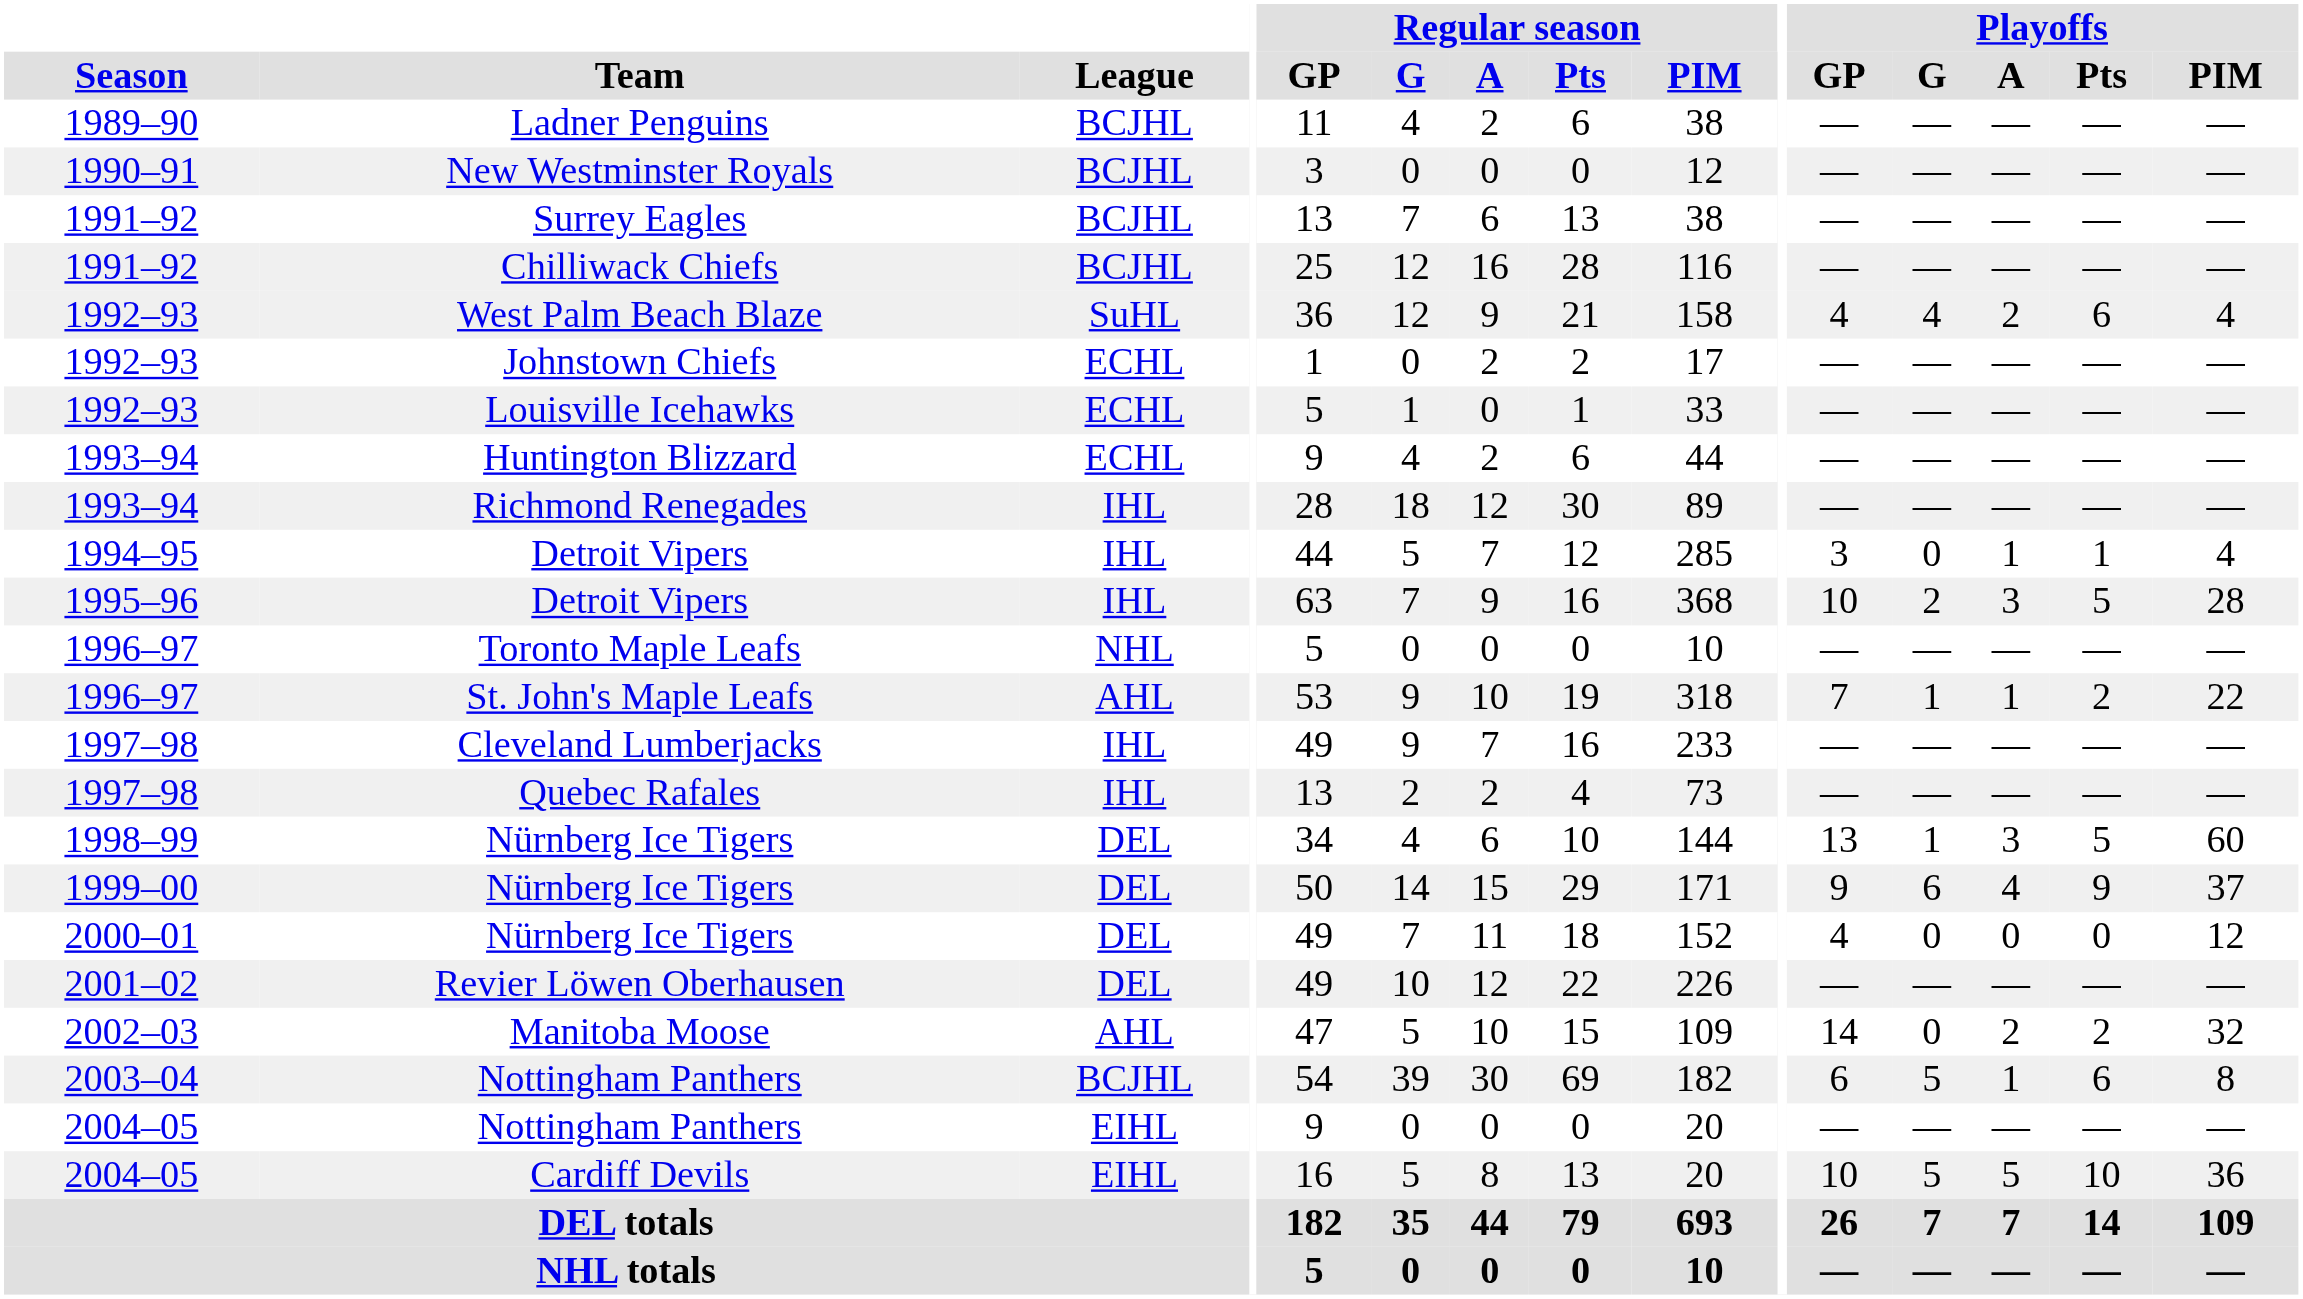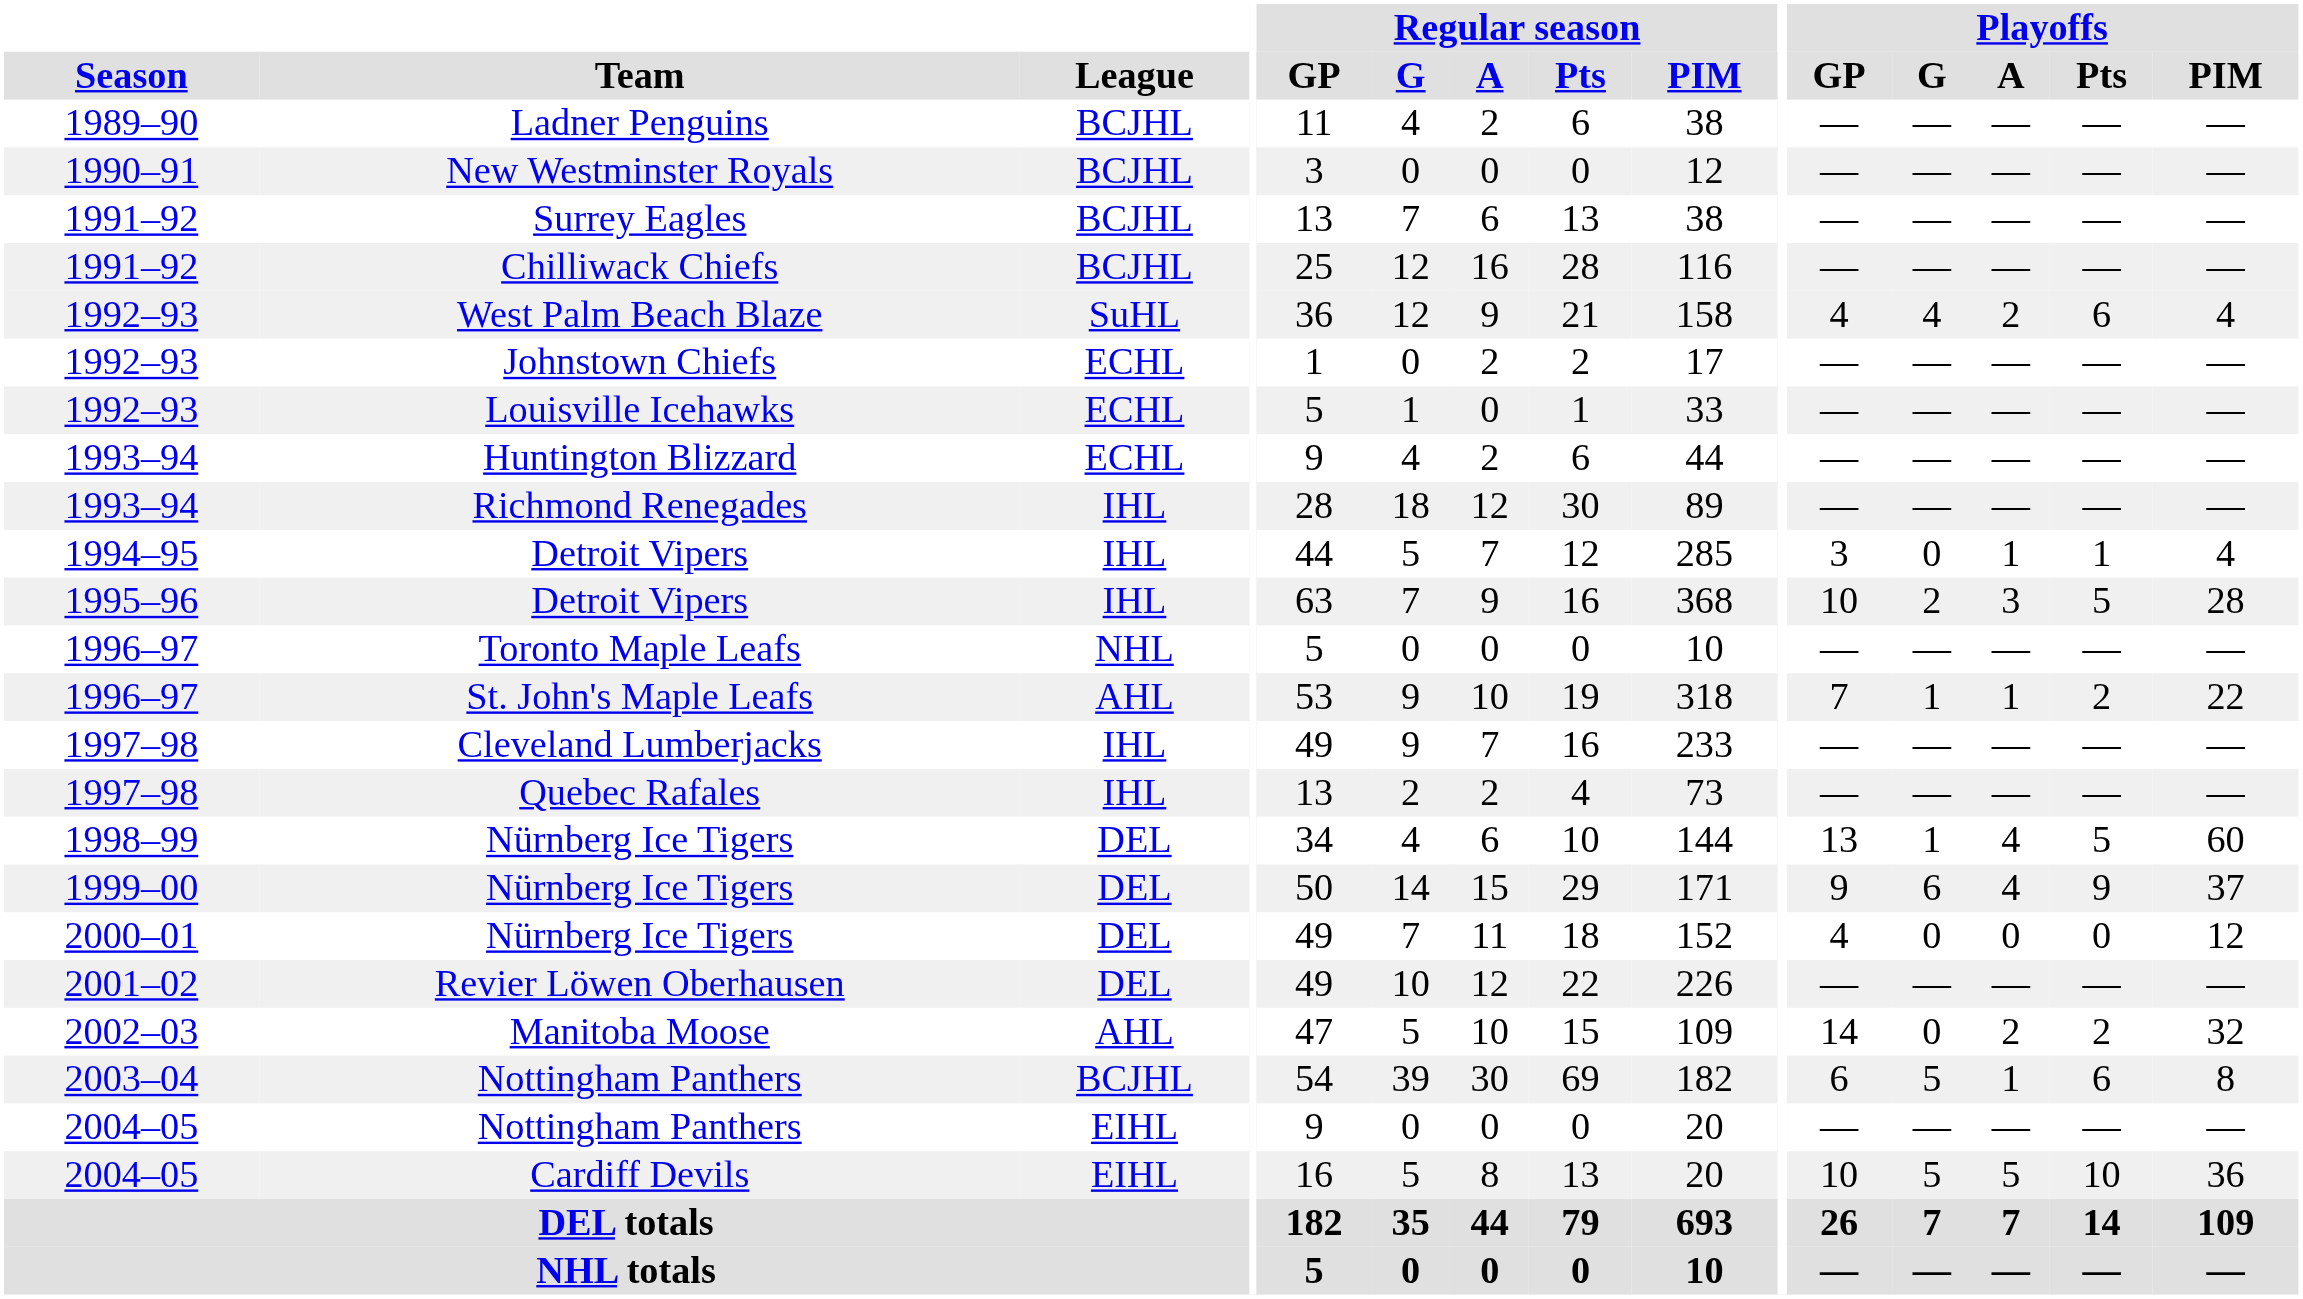(2011, 839) 3 -> (2011, 839) 4
